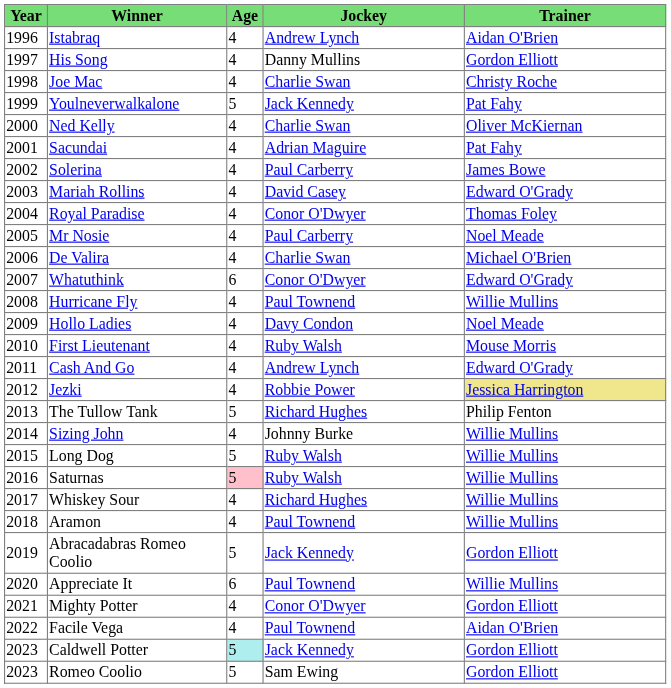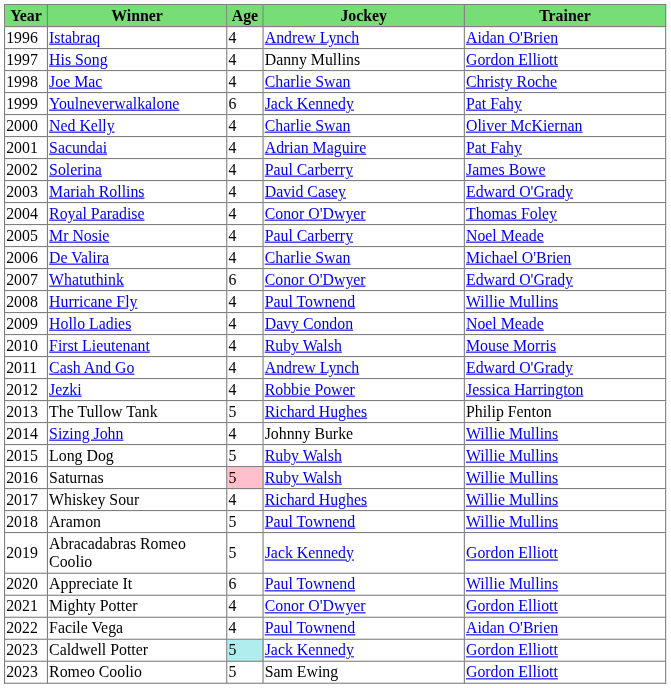(232, 103) 5 -> (232, 103) 6
(525, 389) khaki background -> (525, 389) no background
(232, 521) 4 -> (232, 521) 5
